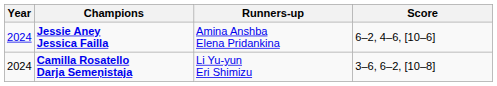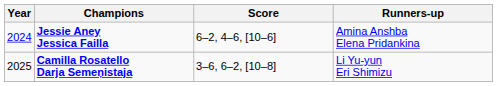columns swapped: (273, 14) <-> (423, 14)
(19, 67) 2024 -> (19, 67) 2025
